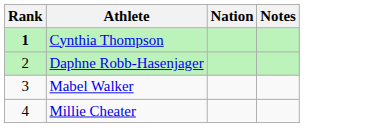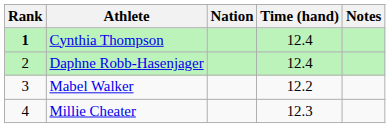+ column: (300, 16)
